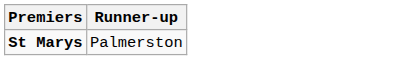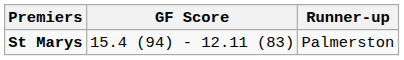+ column: (192, 17)
